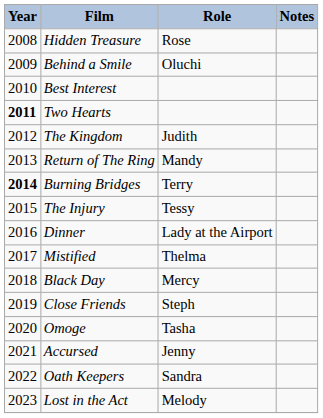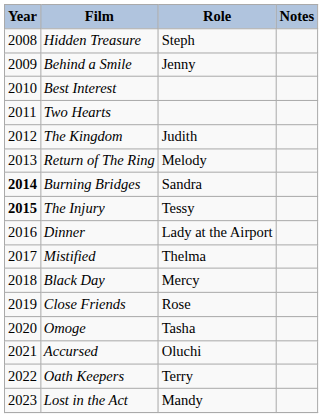(176, 40) Rose -> (178, 40) Steph
(181, 64) Oluchi -> (179, 64) Jenny
(22, 112) bold -> (22, 112) normal
(182, 160) Mandy -> (184, 160) Melody
(177, 184) Terry -> (182, 184) Sandra
(22, 208) normal -> (22, 208) bold
(178, 304) Steph -> (176, 304) Rose
(179, 352) Jenny -> (181, 352) Oluchi
(182, 376) Sandra -> (177, 376) Terry
(184, 400) Melody -> (182, 400) Mandy
